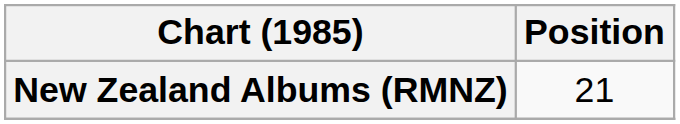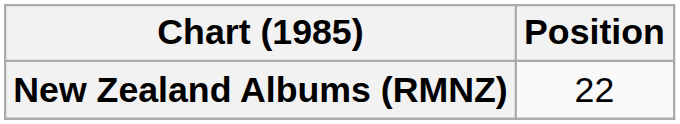(594, 89) 21 -> (594, 89) 22
